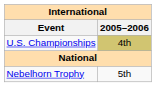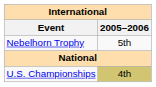rows swapped: (45, 74) <-> (51, 43)
